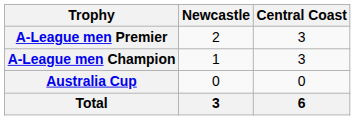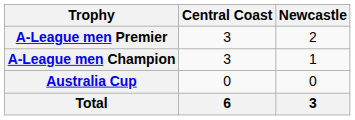columns swapped: (302, 15) <-> (216, 15)
